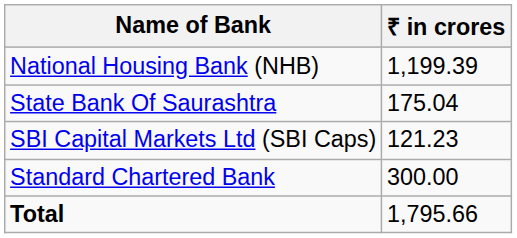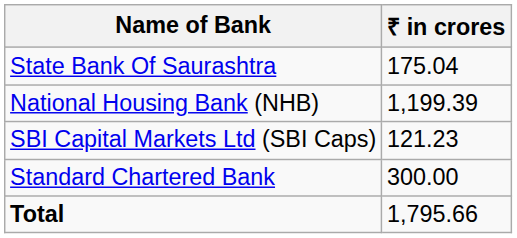rows swapped: (165, 65) <-> (143, 102)
